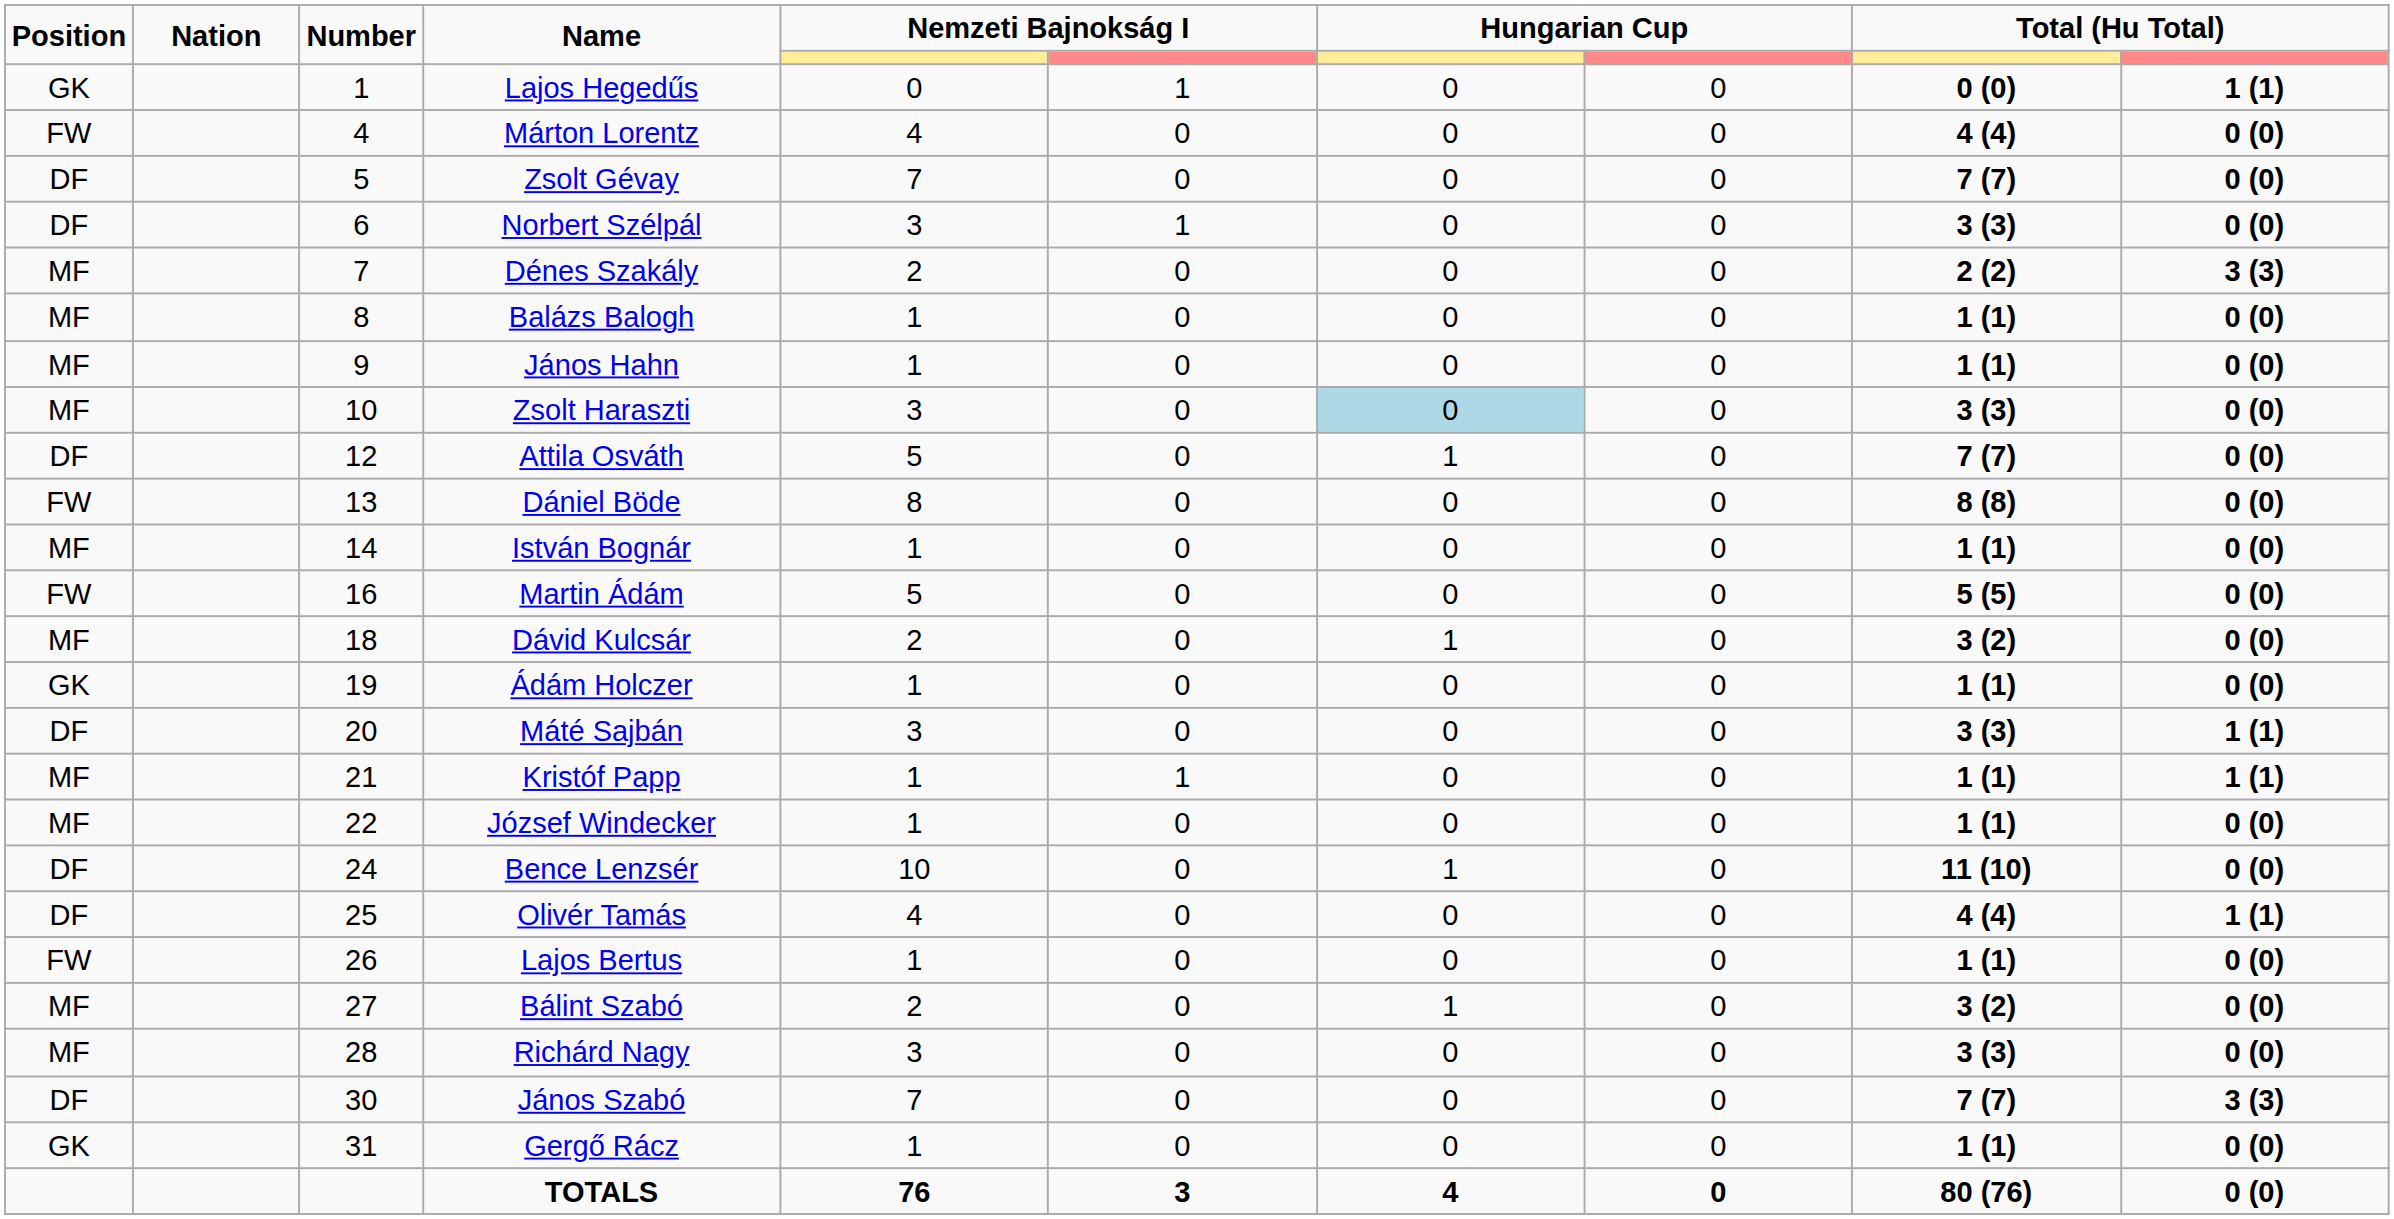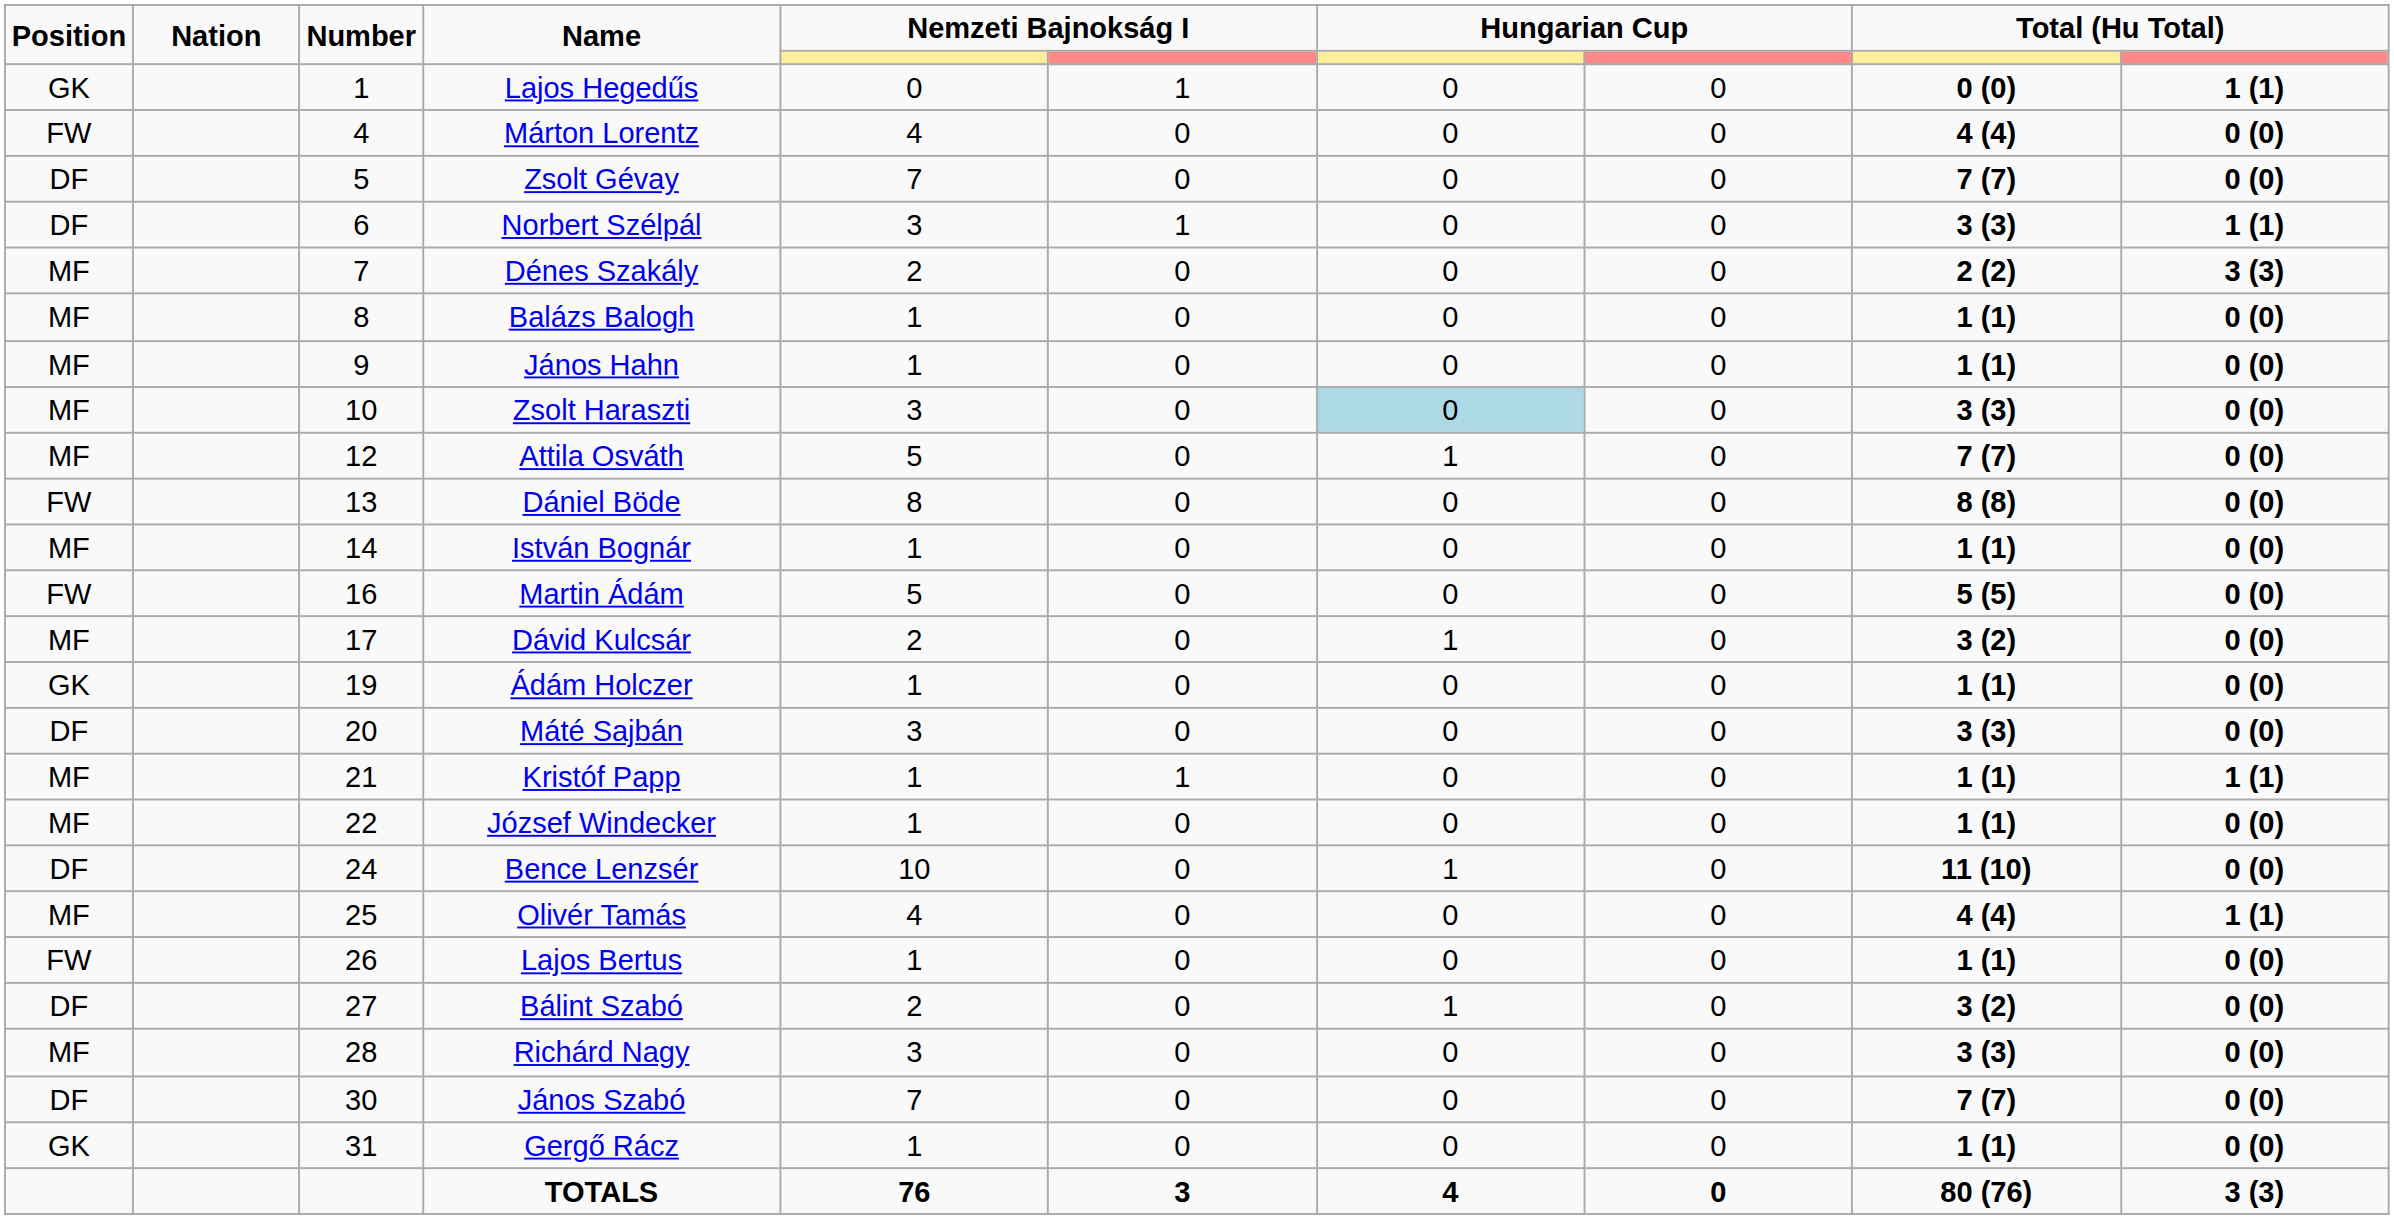(2254, 225) 0 (0) -> (2254, 225) 1 (1)
(69, 455) DF -> (69, 455) MF
(361, 639) 18 -> (361, 639) 17
(2254, 731) 1 (1) -> (2254, 731) 0 (0)
(69, 915) DF -> (69, 915) MF
(69, 1007) MF -> (69, 1007) DF
(2254, 1099) 3 (3) -> (2254, 1099) 0 (0)
(2254, 1191) 0 (0) -> (2254, 1191) 3 (3)
